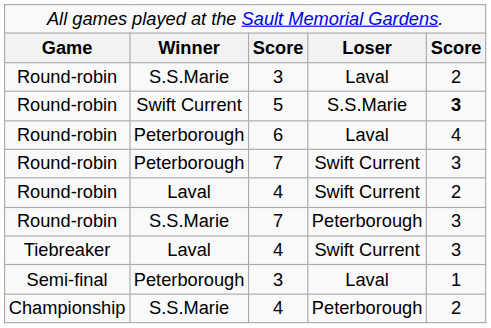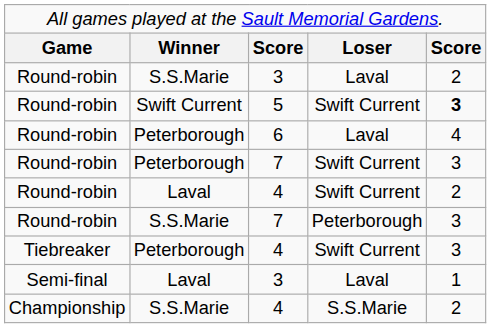(367, 105) S.S.Marie -> (367, 105) Swift Current
(189, 250) Laval -> (189, 250) Peterborough
(189, 279) Peterborough -> (189, 279) Laval
(367, 308) Peterborough -> (367, 308) S.S.Marie
